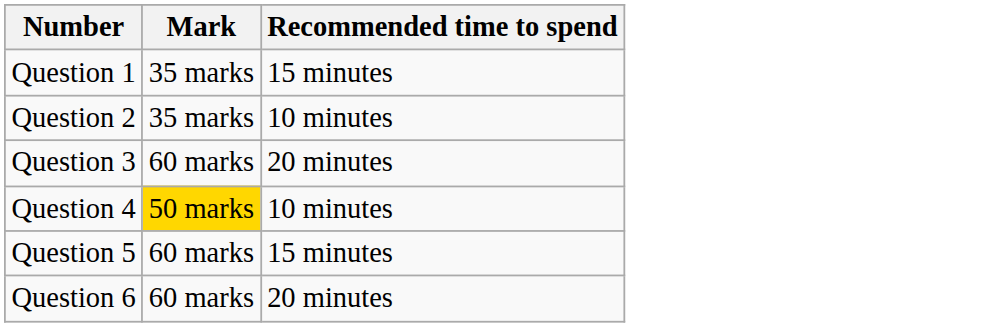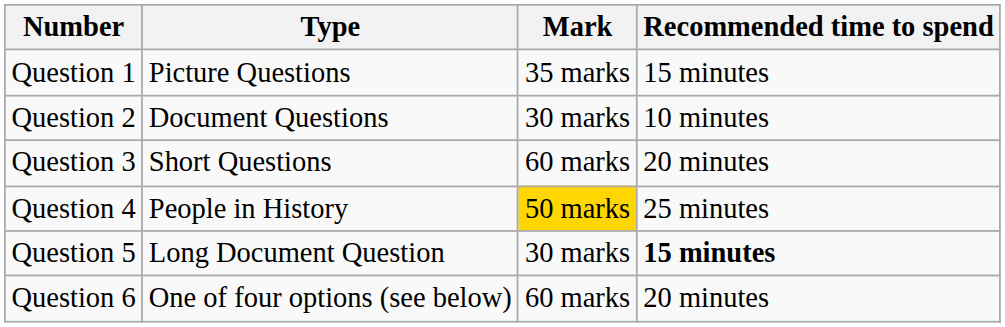+ column: (330, 27)
(201, 117) 35 marks -> (578, 117) 30 marks
(330, 207) 10 minutes -> (706, 207) 25 minutes
(201, 252) 60 marks -> (578, 252) 30 marks
(330, 252) normal -> (709, 252) bold
